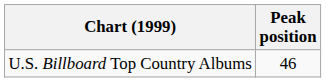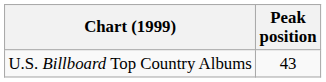(288, 63) 46 -> (288, 63) 43
